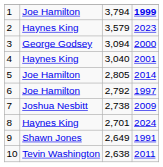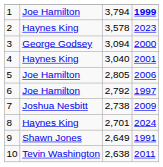(117, 28) 3,579 -> (117, 28) 3,578
(145, 75) 2014 -> (145, 75) 2006
